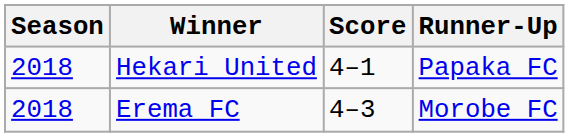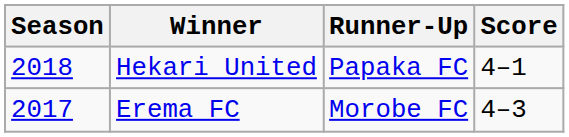columns swapped: (368, 26) <-> (488, 26)
(42, 110) 2018 -> (42, 110) 2017
